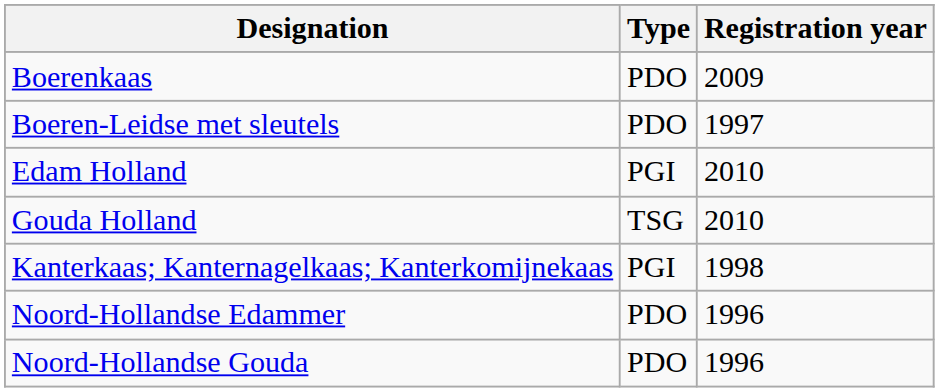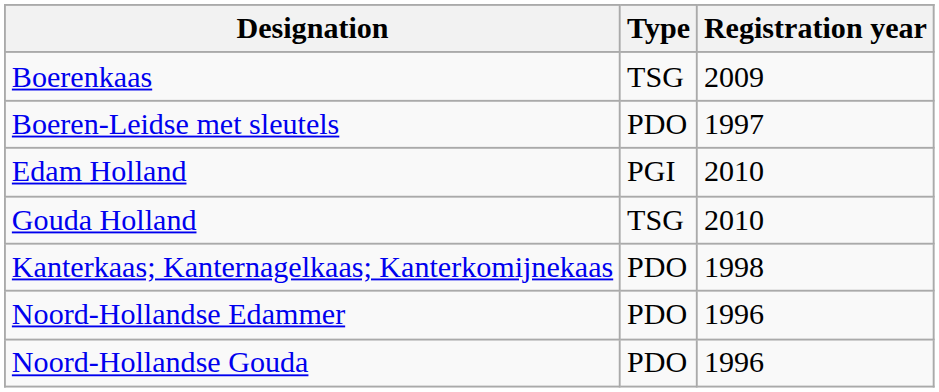(657, 76) PDO -> (655, 76) TSG
(651, 266) PGI -> (657, 266) PDO
